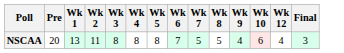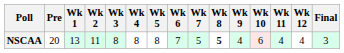+ column: (281, 18)
(219, 40) normal -> (219, 40) bold
